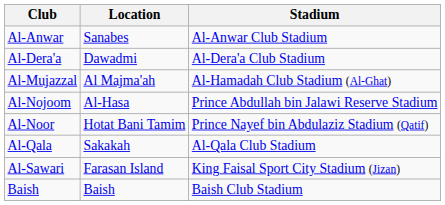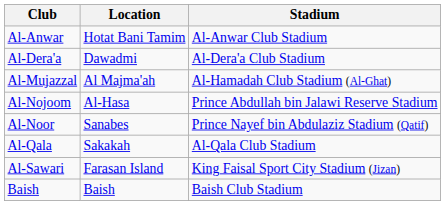(106, 37) Sanabes -> (134, 37) Hotat Bani Tamim
(134, 124) Hotat Bani Tamim -> (106, 124) Sanabes
